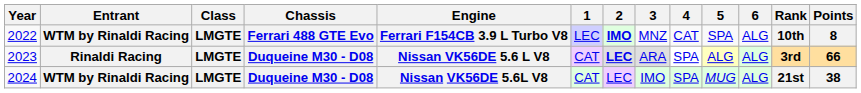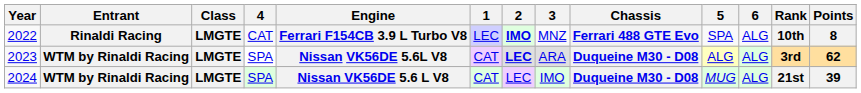columns swapped: (311, 14) <-> (686, 14)
(116, 35) WTM by Rinaldi Racing -> (116, 35) Rinaldi Racing
(116, 56) Rinaldi Racing -> (116, 56) WTM by Rinaldi Racing
(474, 56) Nissan VK56DE 5.6 L V8 -> (373, 56) Nissan VK56DE 5.6L V8
(833, 56) 66 -> (833, 56) 62
(474, 77) Nissan VK56DE 5.6L V8 -> (373, 77) Nissan VK56DE 5.6 L V8
(833, 77) 38 -> (833, 77) 39
